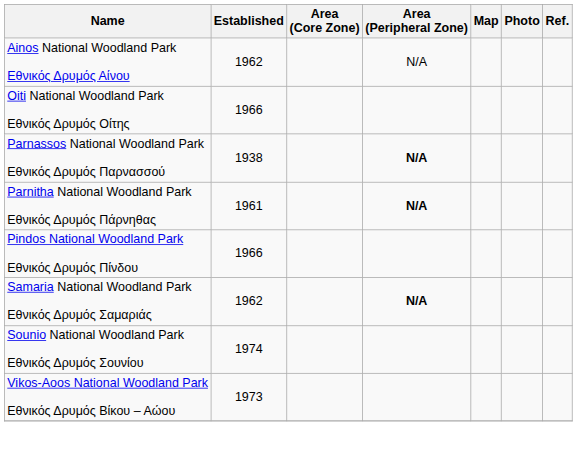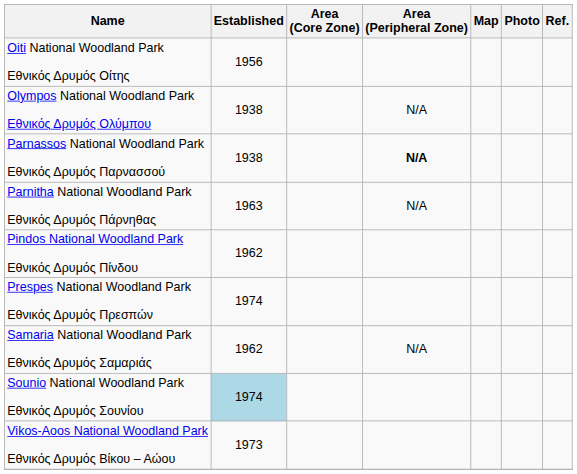- row: (92, 62)
(249, 110) 1966 -> (249, 62) 1956
+ row: (101, 110)
(249, 205) 1961 -> (249, 205) 1963
(417, 205) bold -> (417, 205) normal
(249, 253) 1966 -> (249, 253) 1962
+ row: (99, 301)
(417, 301) bold -> (417, 349) normal
(249, 349) no background -> (249, 397) lightblue background
